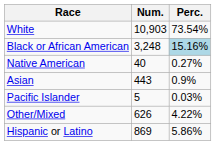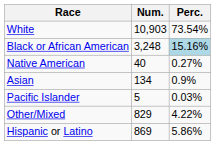(143, 81) 443 -> (143, 81) 134
(143, 115) 626 -> (143, 115) 829
